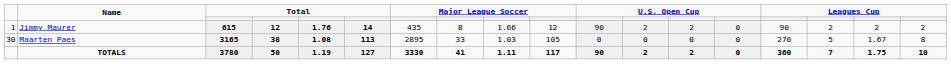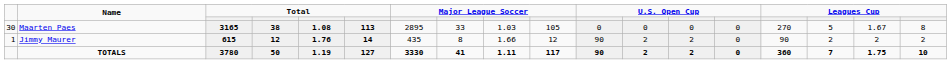rows swapped: (47, 40) <-> (47, 27)
